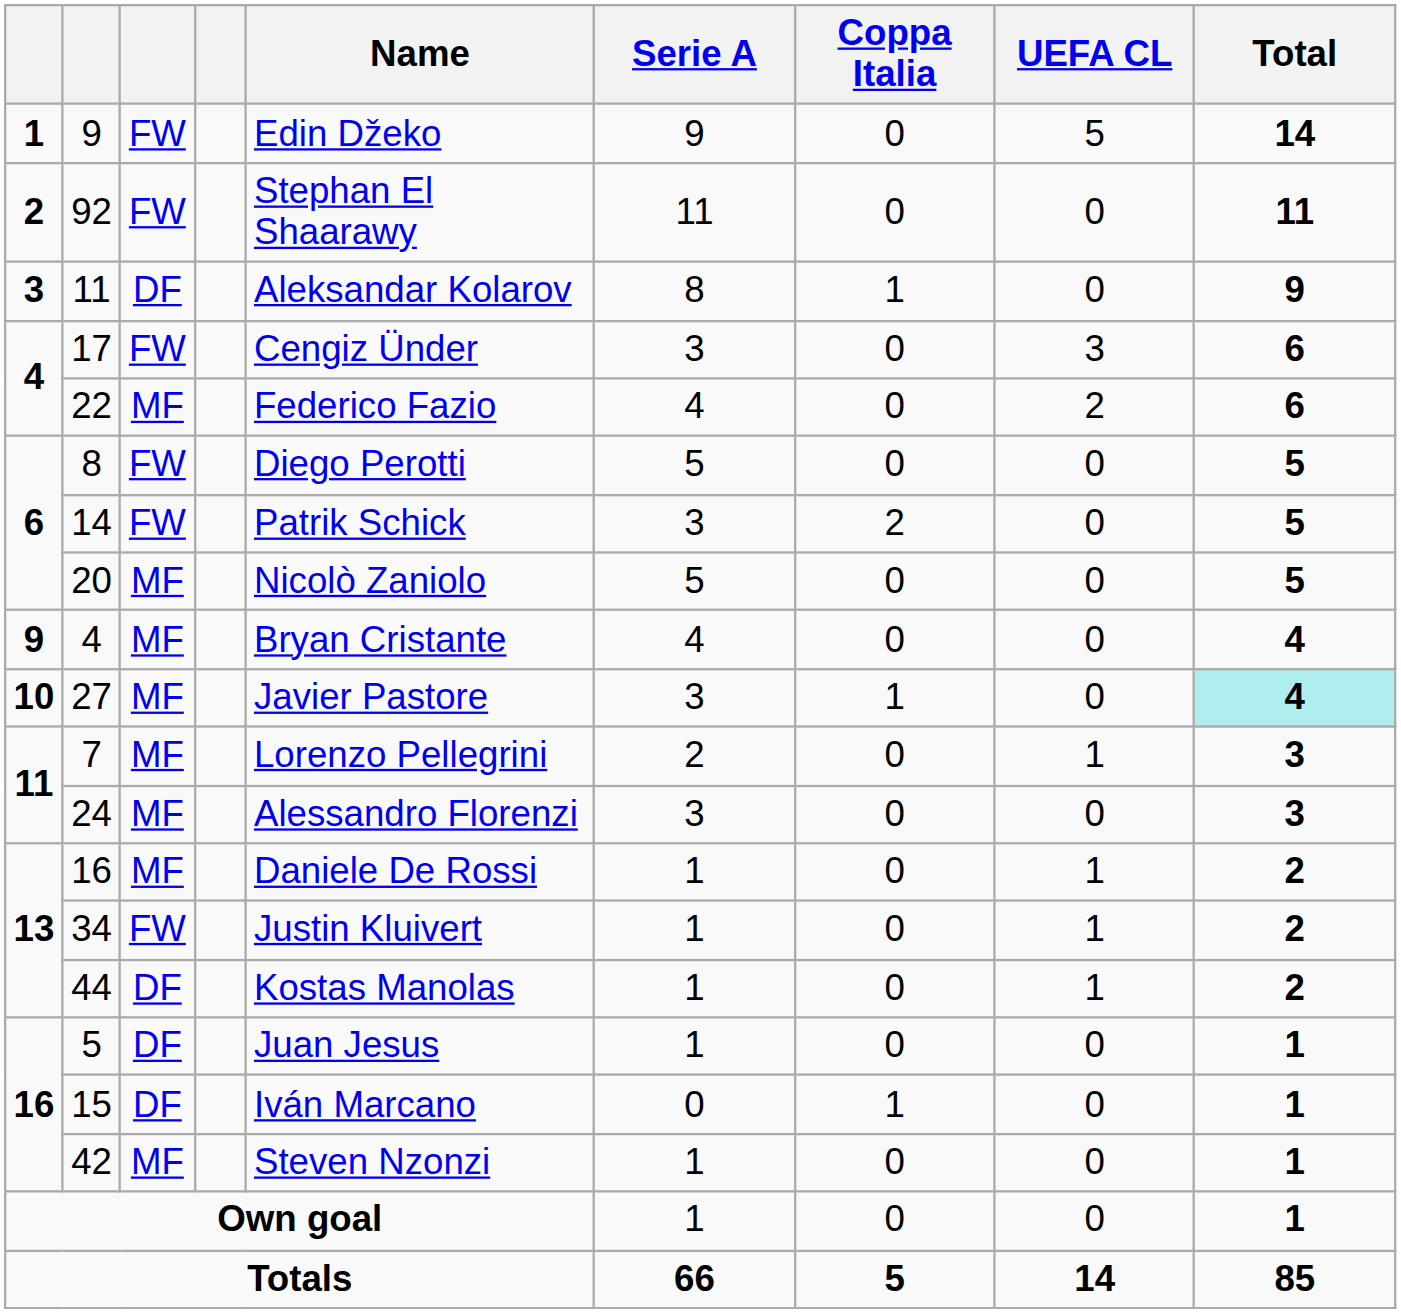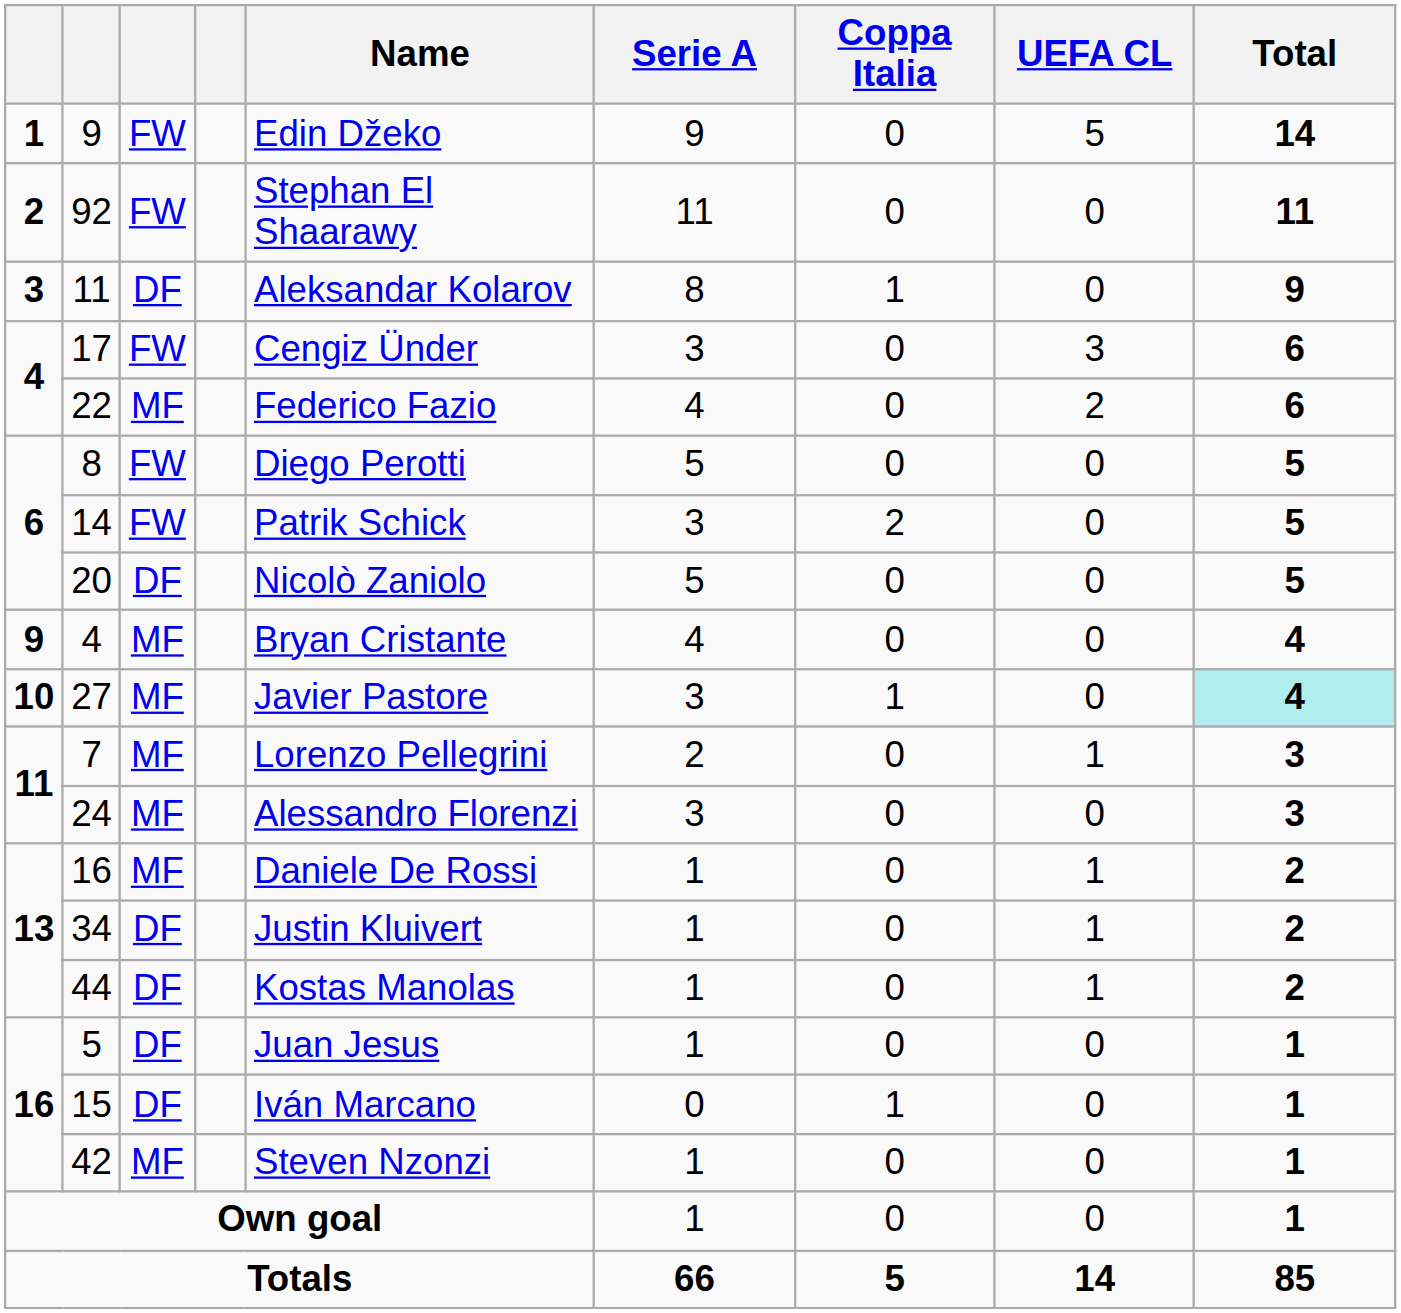(157, 580) MF -> (157, 580) DF
(157, 929) FW -> (157, 929) DF
